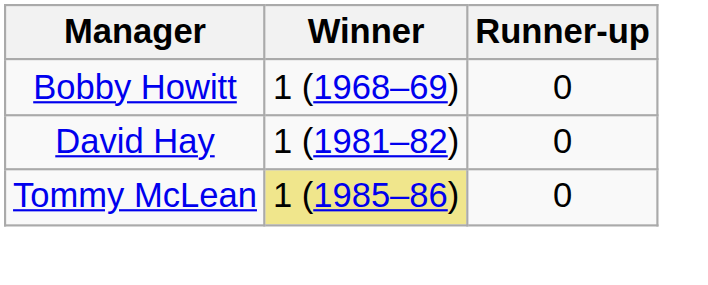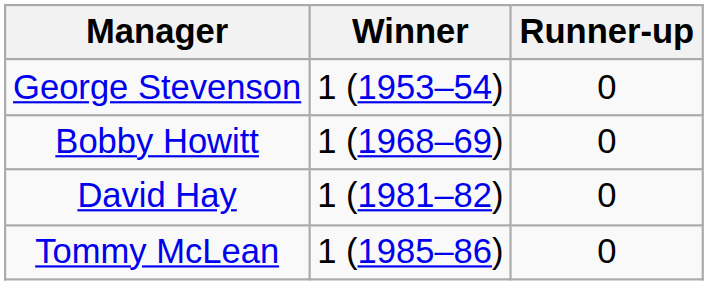+ row: (157, 86)
(366, 196) khaki background -> (410, 251) no background
